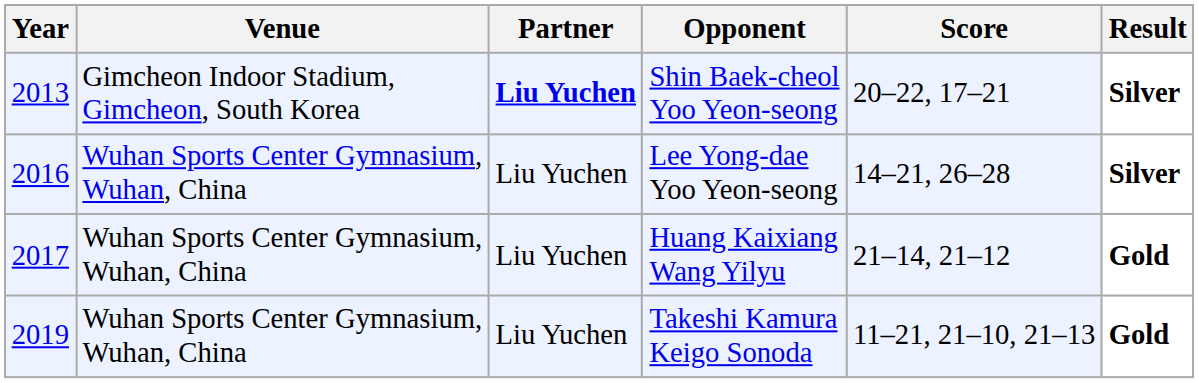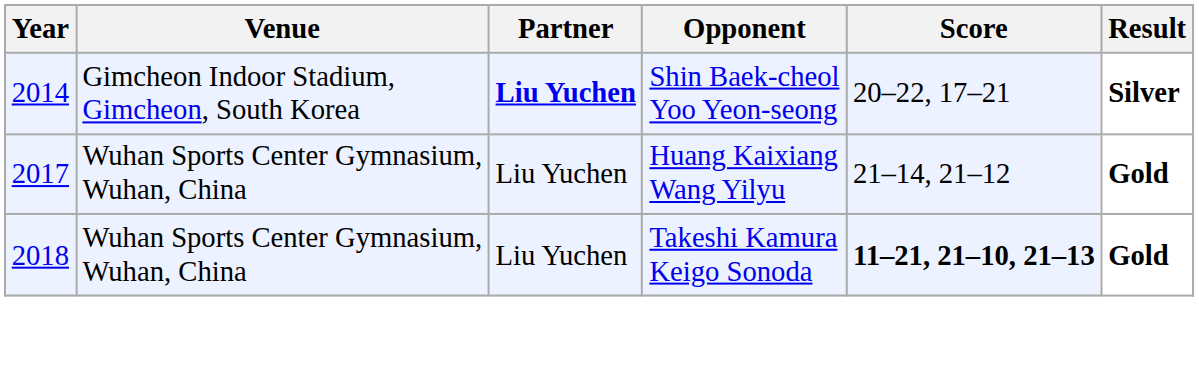(40, 92) 2013 -> (40, 92) 2014
- row: (743, 173)
(40, 335) 2019 -> (40, 254) 2018
(974, 335) normal -> (974, 254) bold
